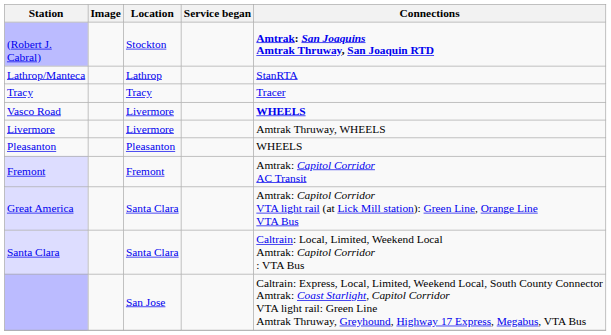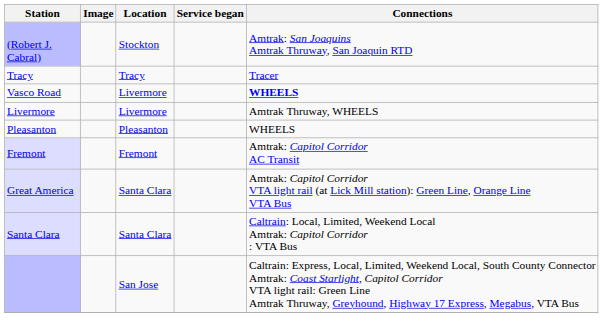(345, 44) bold -> (331, 44) normal
- row: (46, 75)
